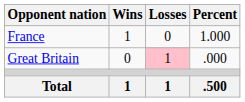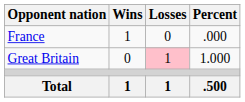(215, 36) 1.000 -> (215, 36) .000
(215, 58) .000 -> (215, 58) 1.000
